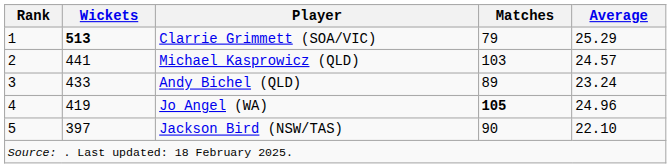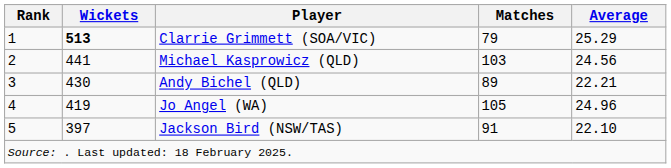(596, 61) 24.57 -> (596, 61) 24.56
(78, 84) 433 -> (78, 84) 430
(596, 84) 23.24 -> (596, 84) 22.21
(494, 107) bold -> (494, 107) normal
(490, 129) 90 -> (490, 129) 91
